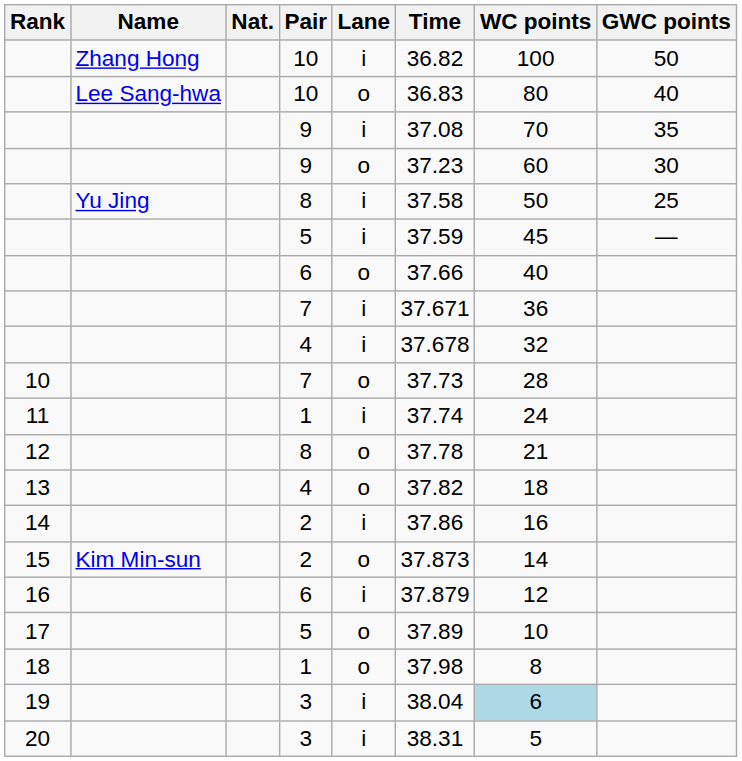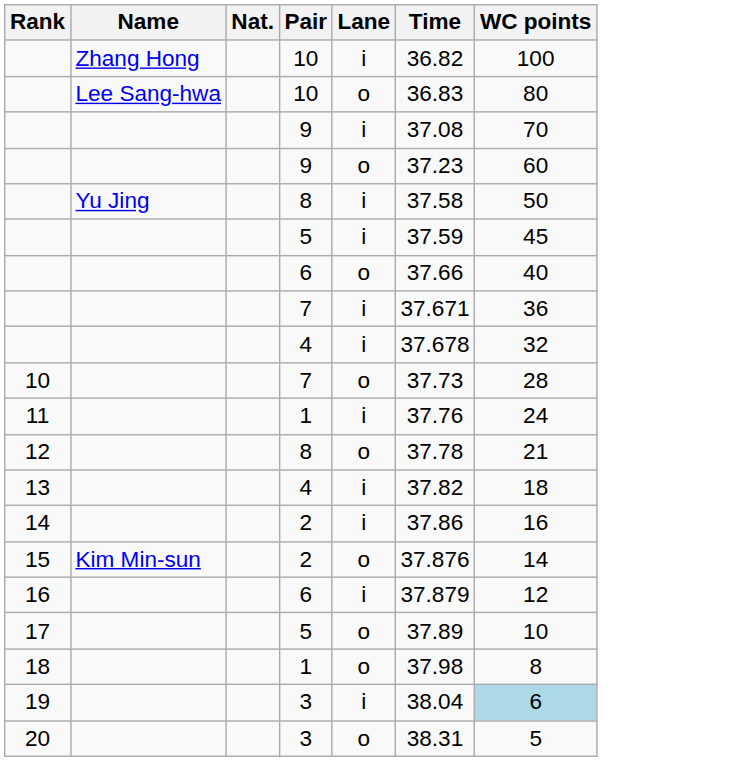- column: (666, 22)
(435, 415) 37.74 -> (435, 415) 37.76
(364, 487) o -> (364, 487) i
(435, 559) 37.873 -> (435, 559) 37.876
(364, 737) i -> (364, 737) o
